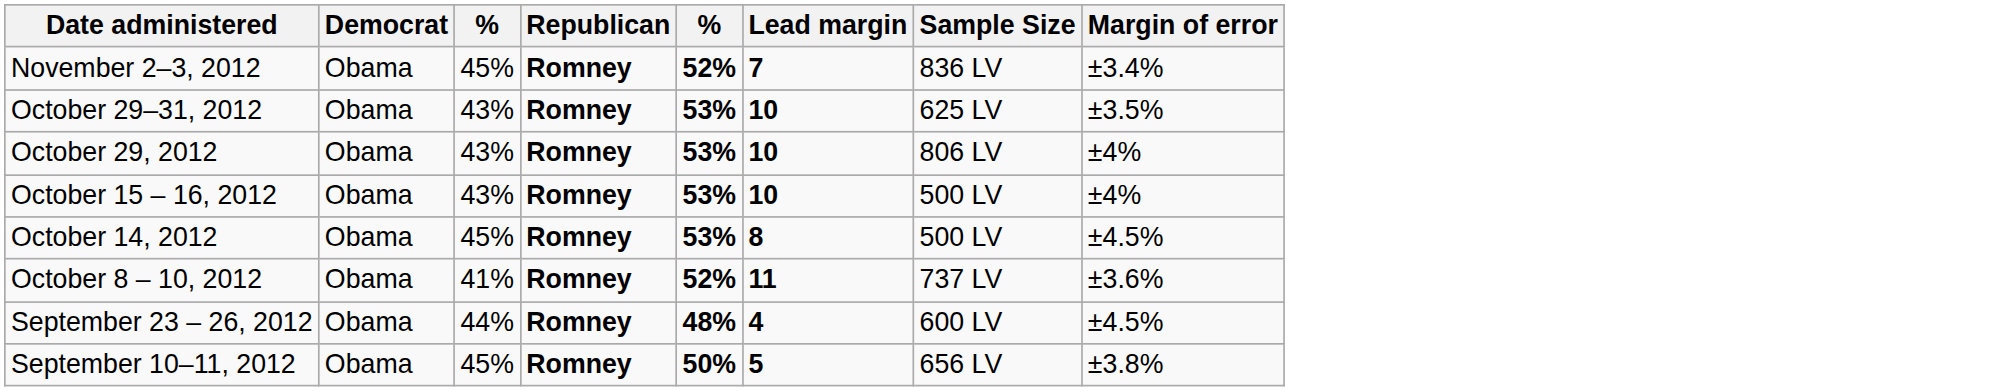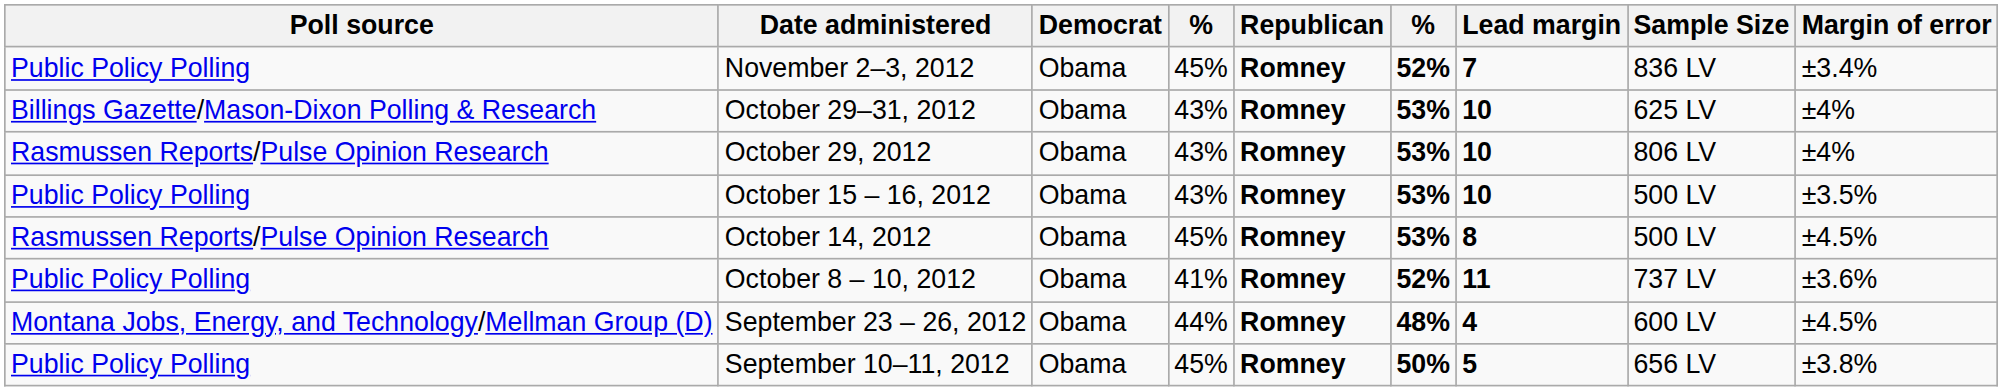+ column: (362, 25)
(1126, 110) ±3.5% -> (1828, 110) ±4%
(1114, 195) ±4% -> (1839, 195) ±3.5%
